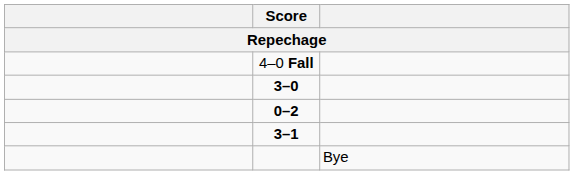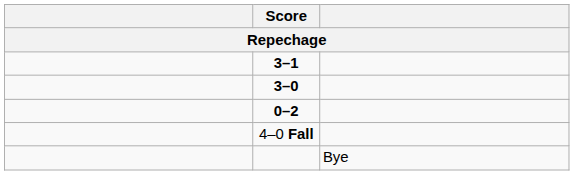rows swapped: (286, 63) <-> (286, 134)
